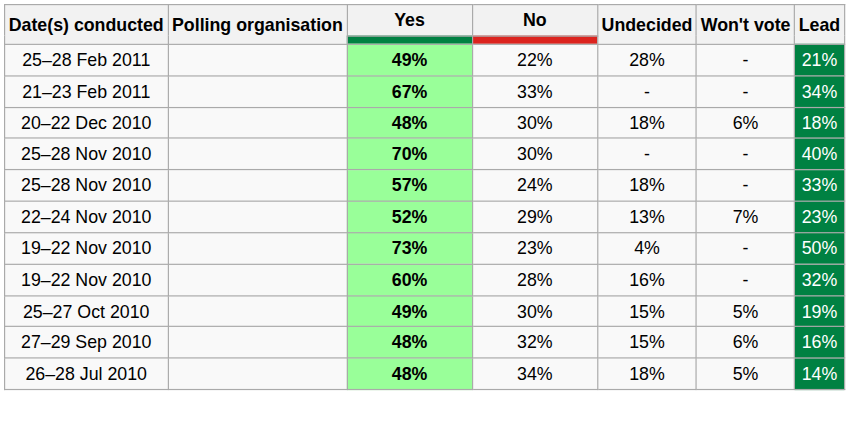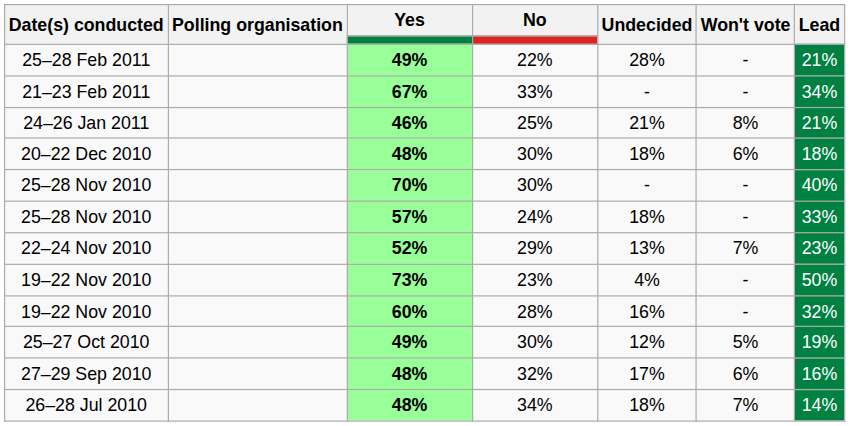+ row: (86, 122)
(647, 311) 15% -> (647, 342) 12%
(647, 342) 15% -> (647, 374) 17%
(746, 374) 5% -> (746, 405) 7%
